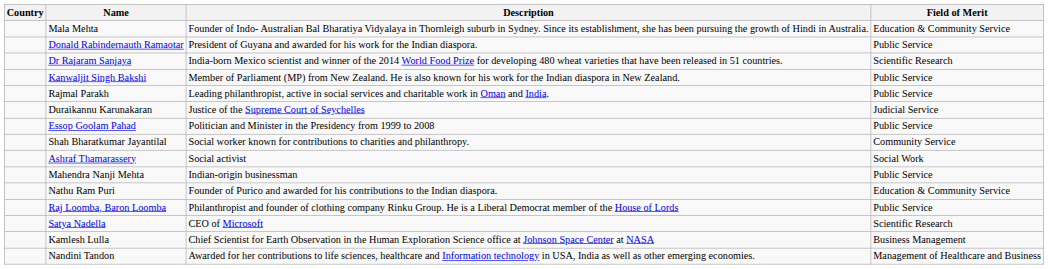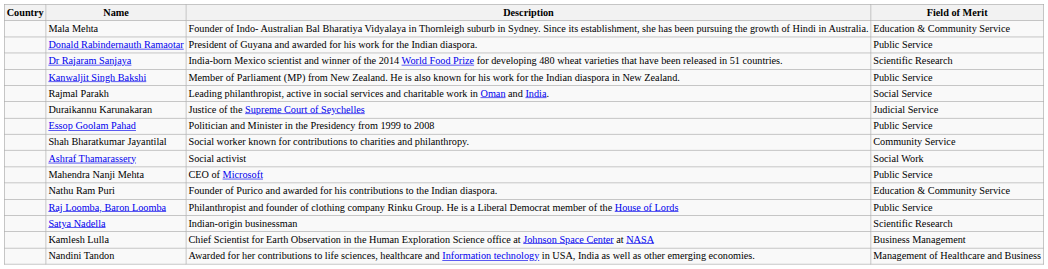(903, 93) Public Service -> (903, 93) Social Service
(243, 175) Indian-origin businessman -> (226, 175) CEO of Microsoft
(226, 223) CEO of Microsoft -> (243, 223) Indian-origin businessman
